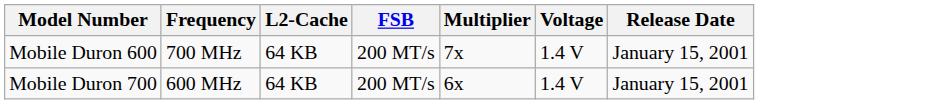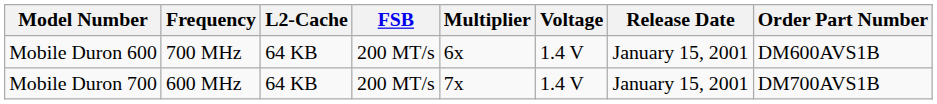+ column: (843, 20)
(454, 51) 7x -> (454, 51) 6x
(454, 83) 6x -> (454, 83) 7x
